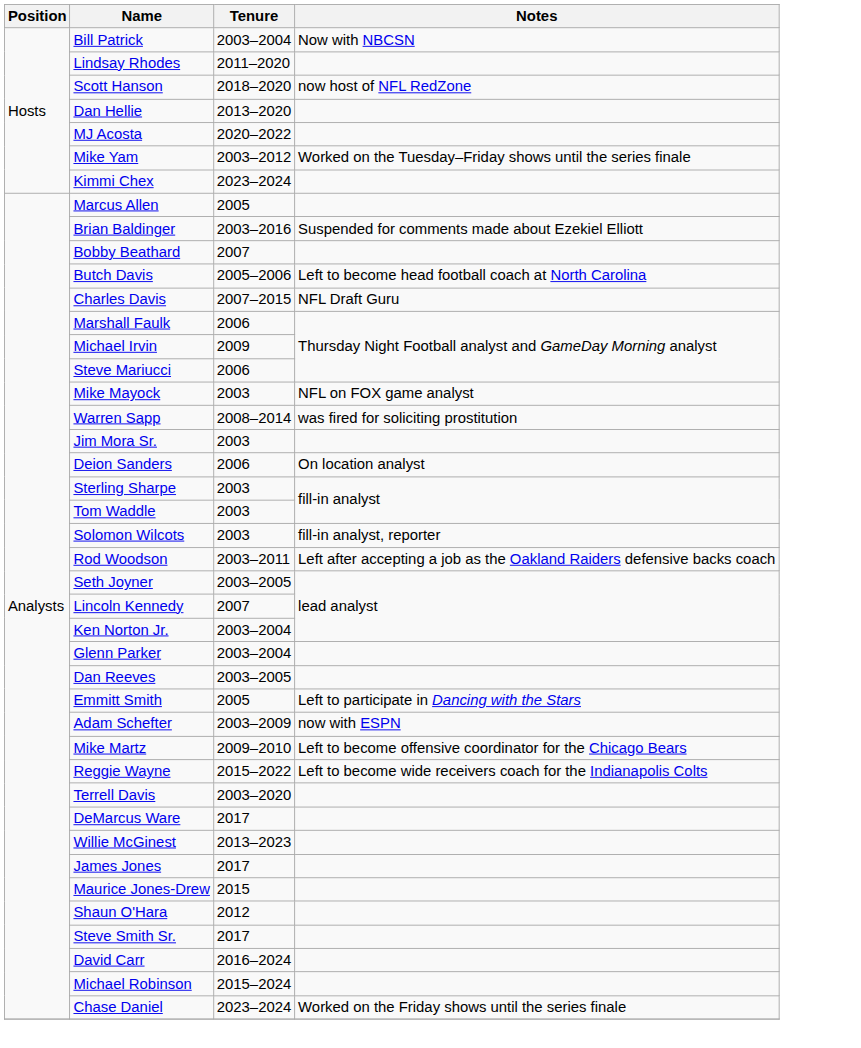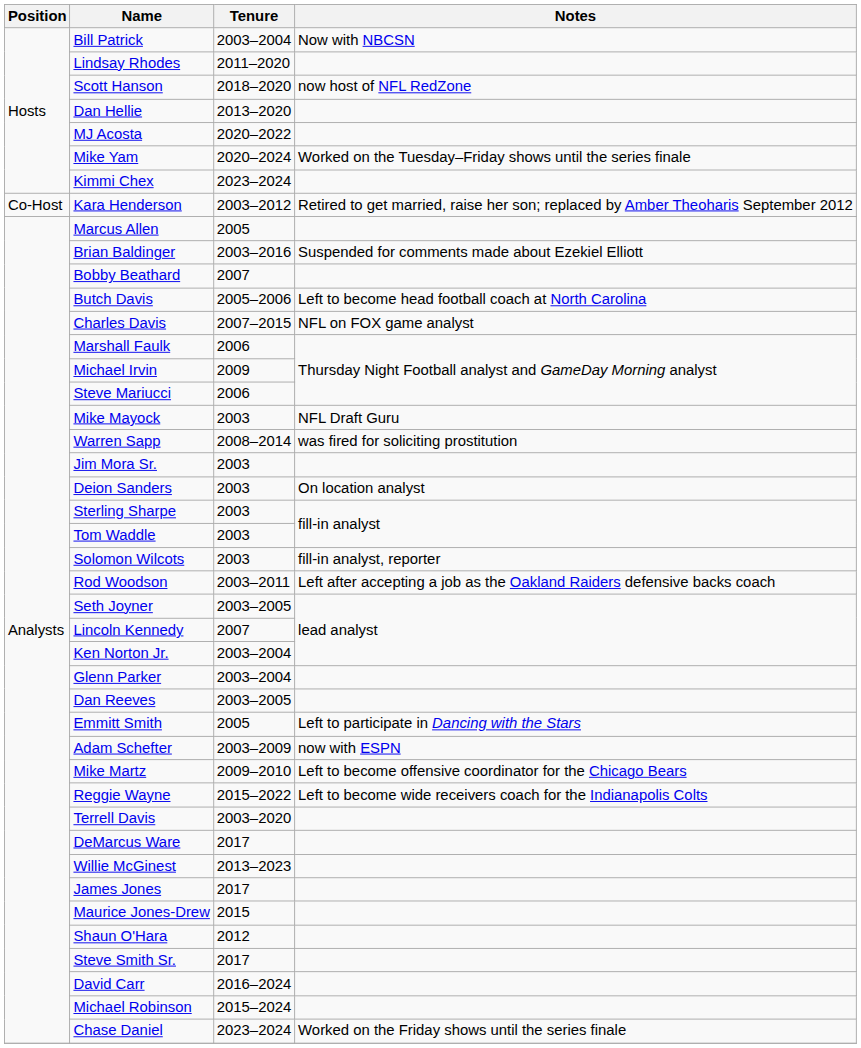(254, 157) 2003–2012 -> (254, 157) 2020–2024
+ row: (128, 205)
(349, 299) NFL Draft Guru -> (386, 323) NFL on FOX game analyst
(386, 393) NFL on FOX game analyst -> (349, 417) NFL Draft Guru
(233, 464) 2006 -> (233, 488) 2003
